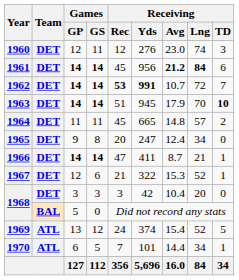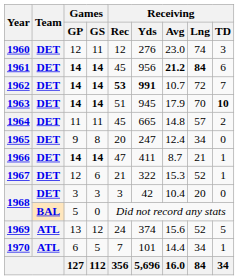(175, 229) 15.4 -> (175, 229) 15.6
